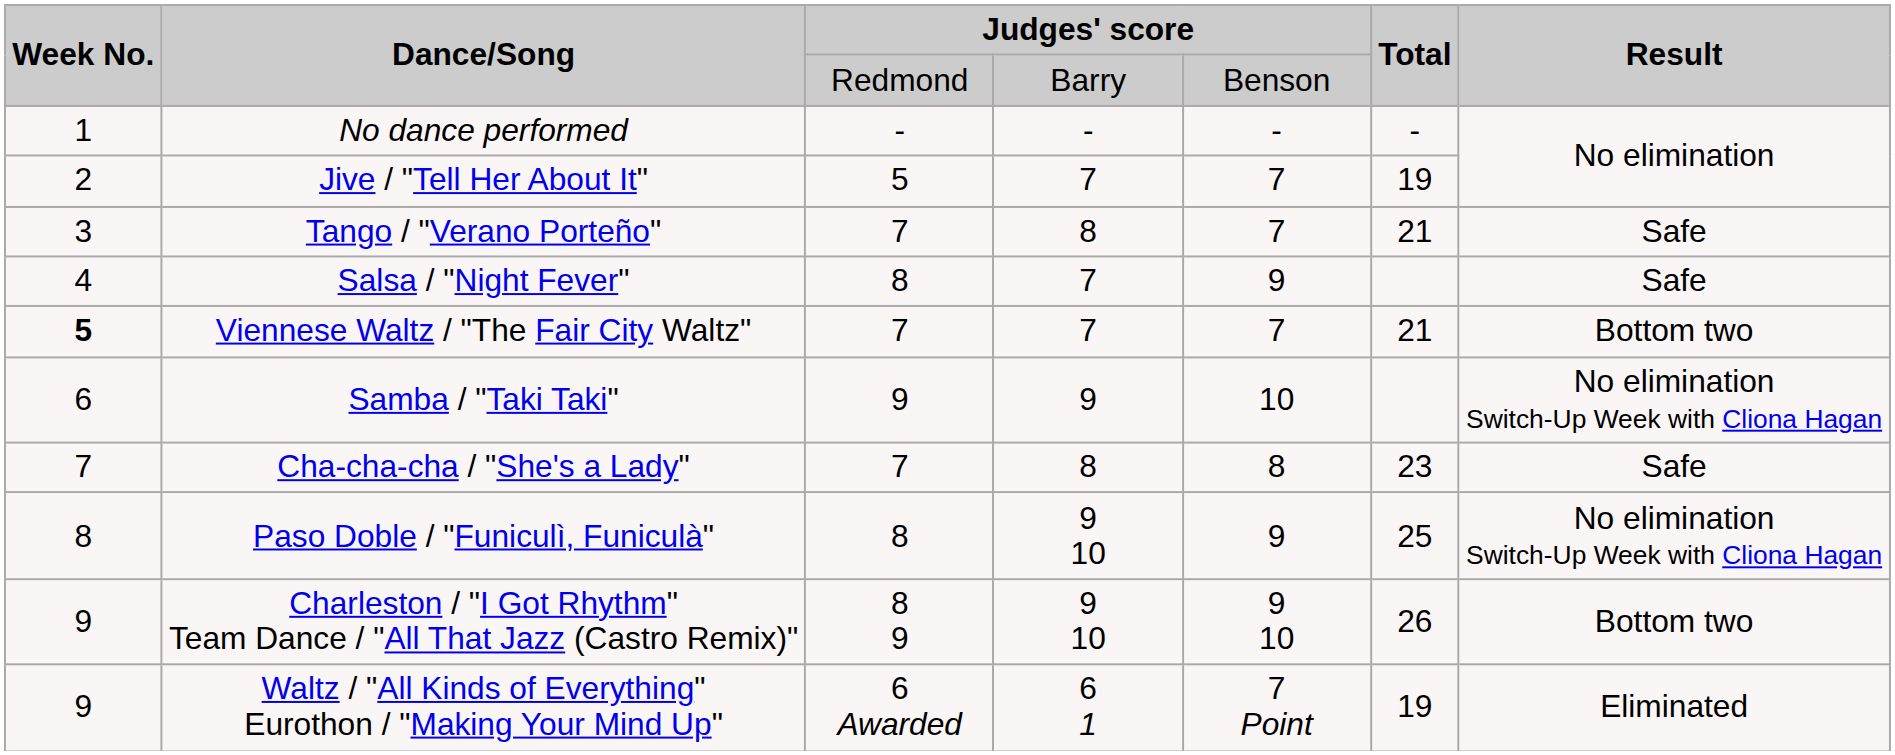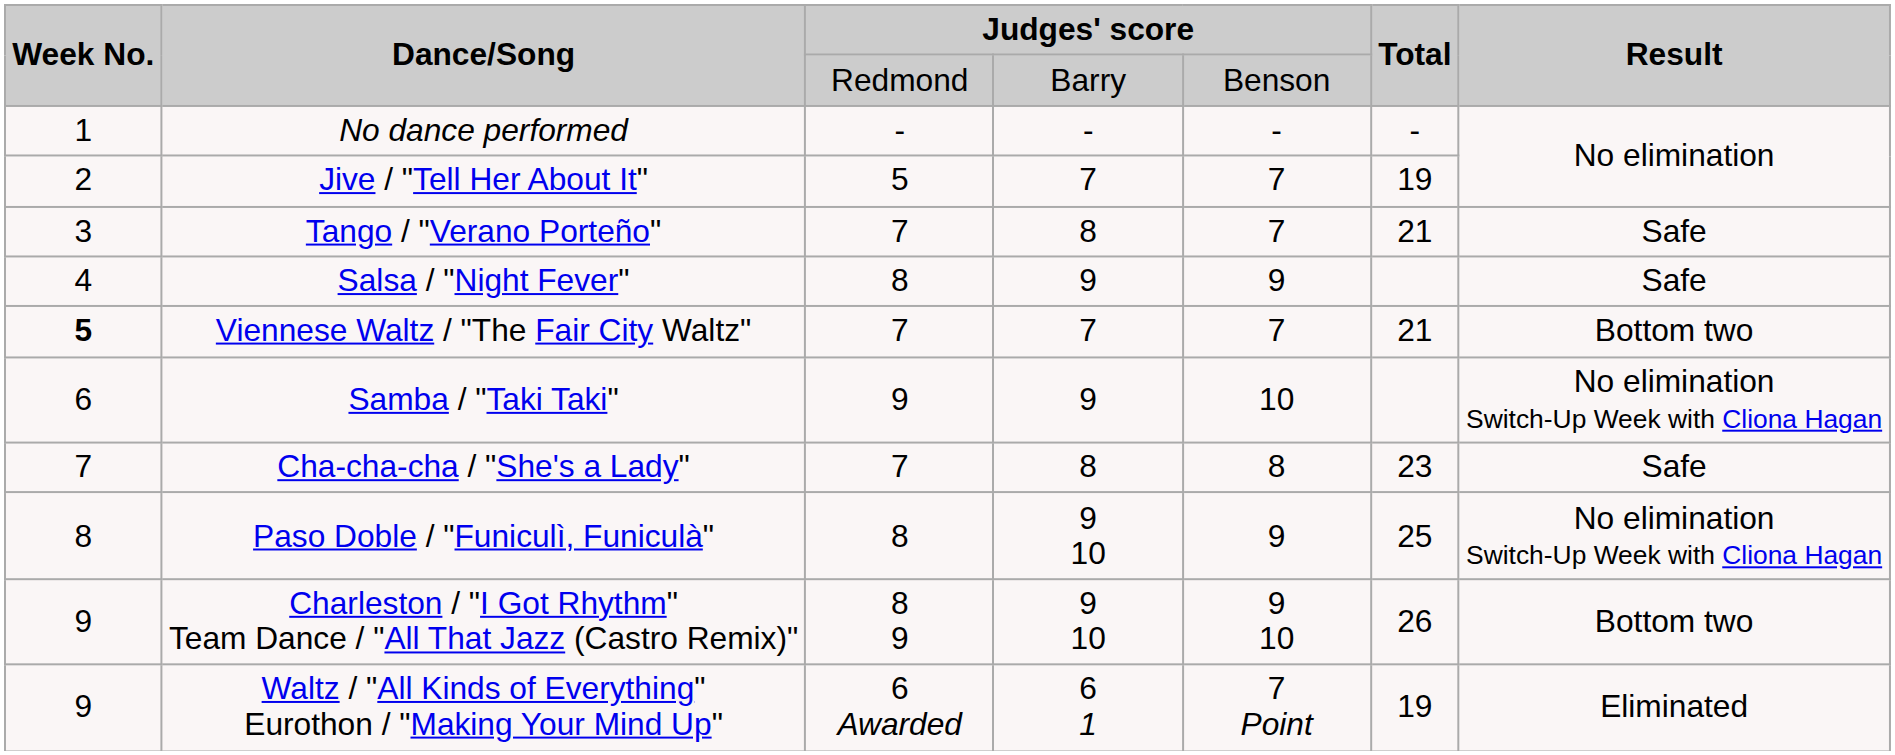(1088, 280) 7 -> (1088, 280) 9
